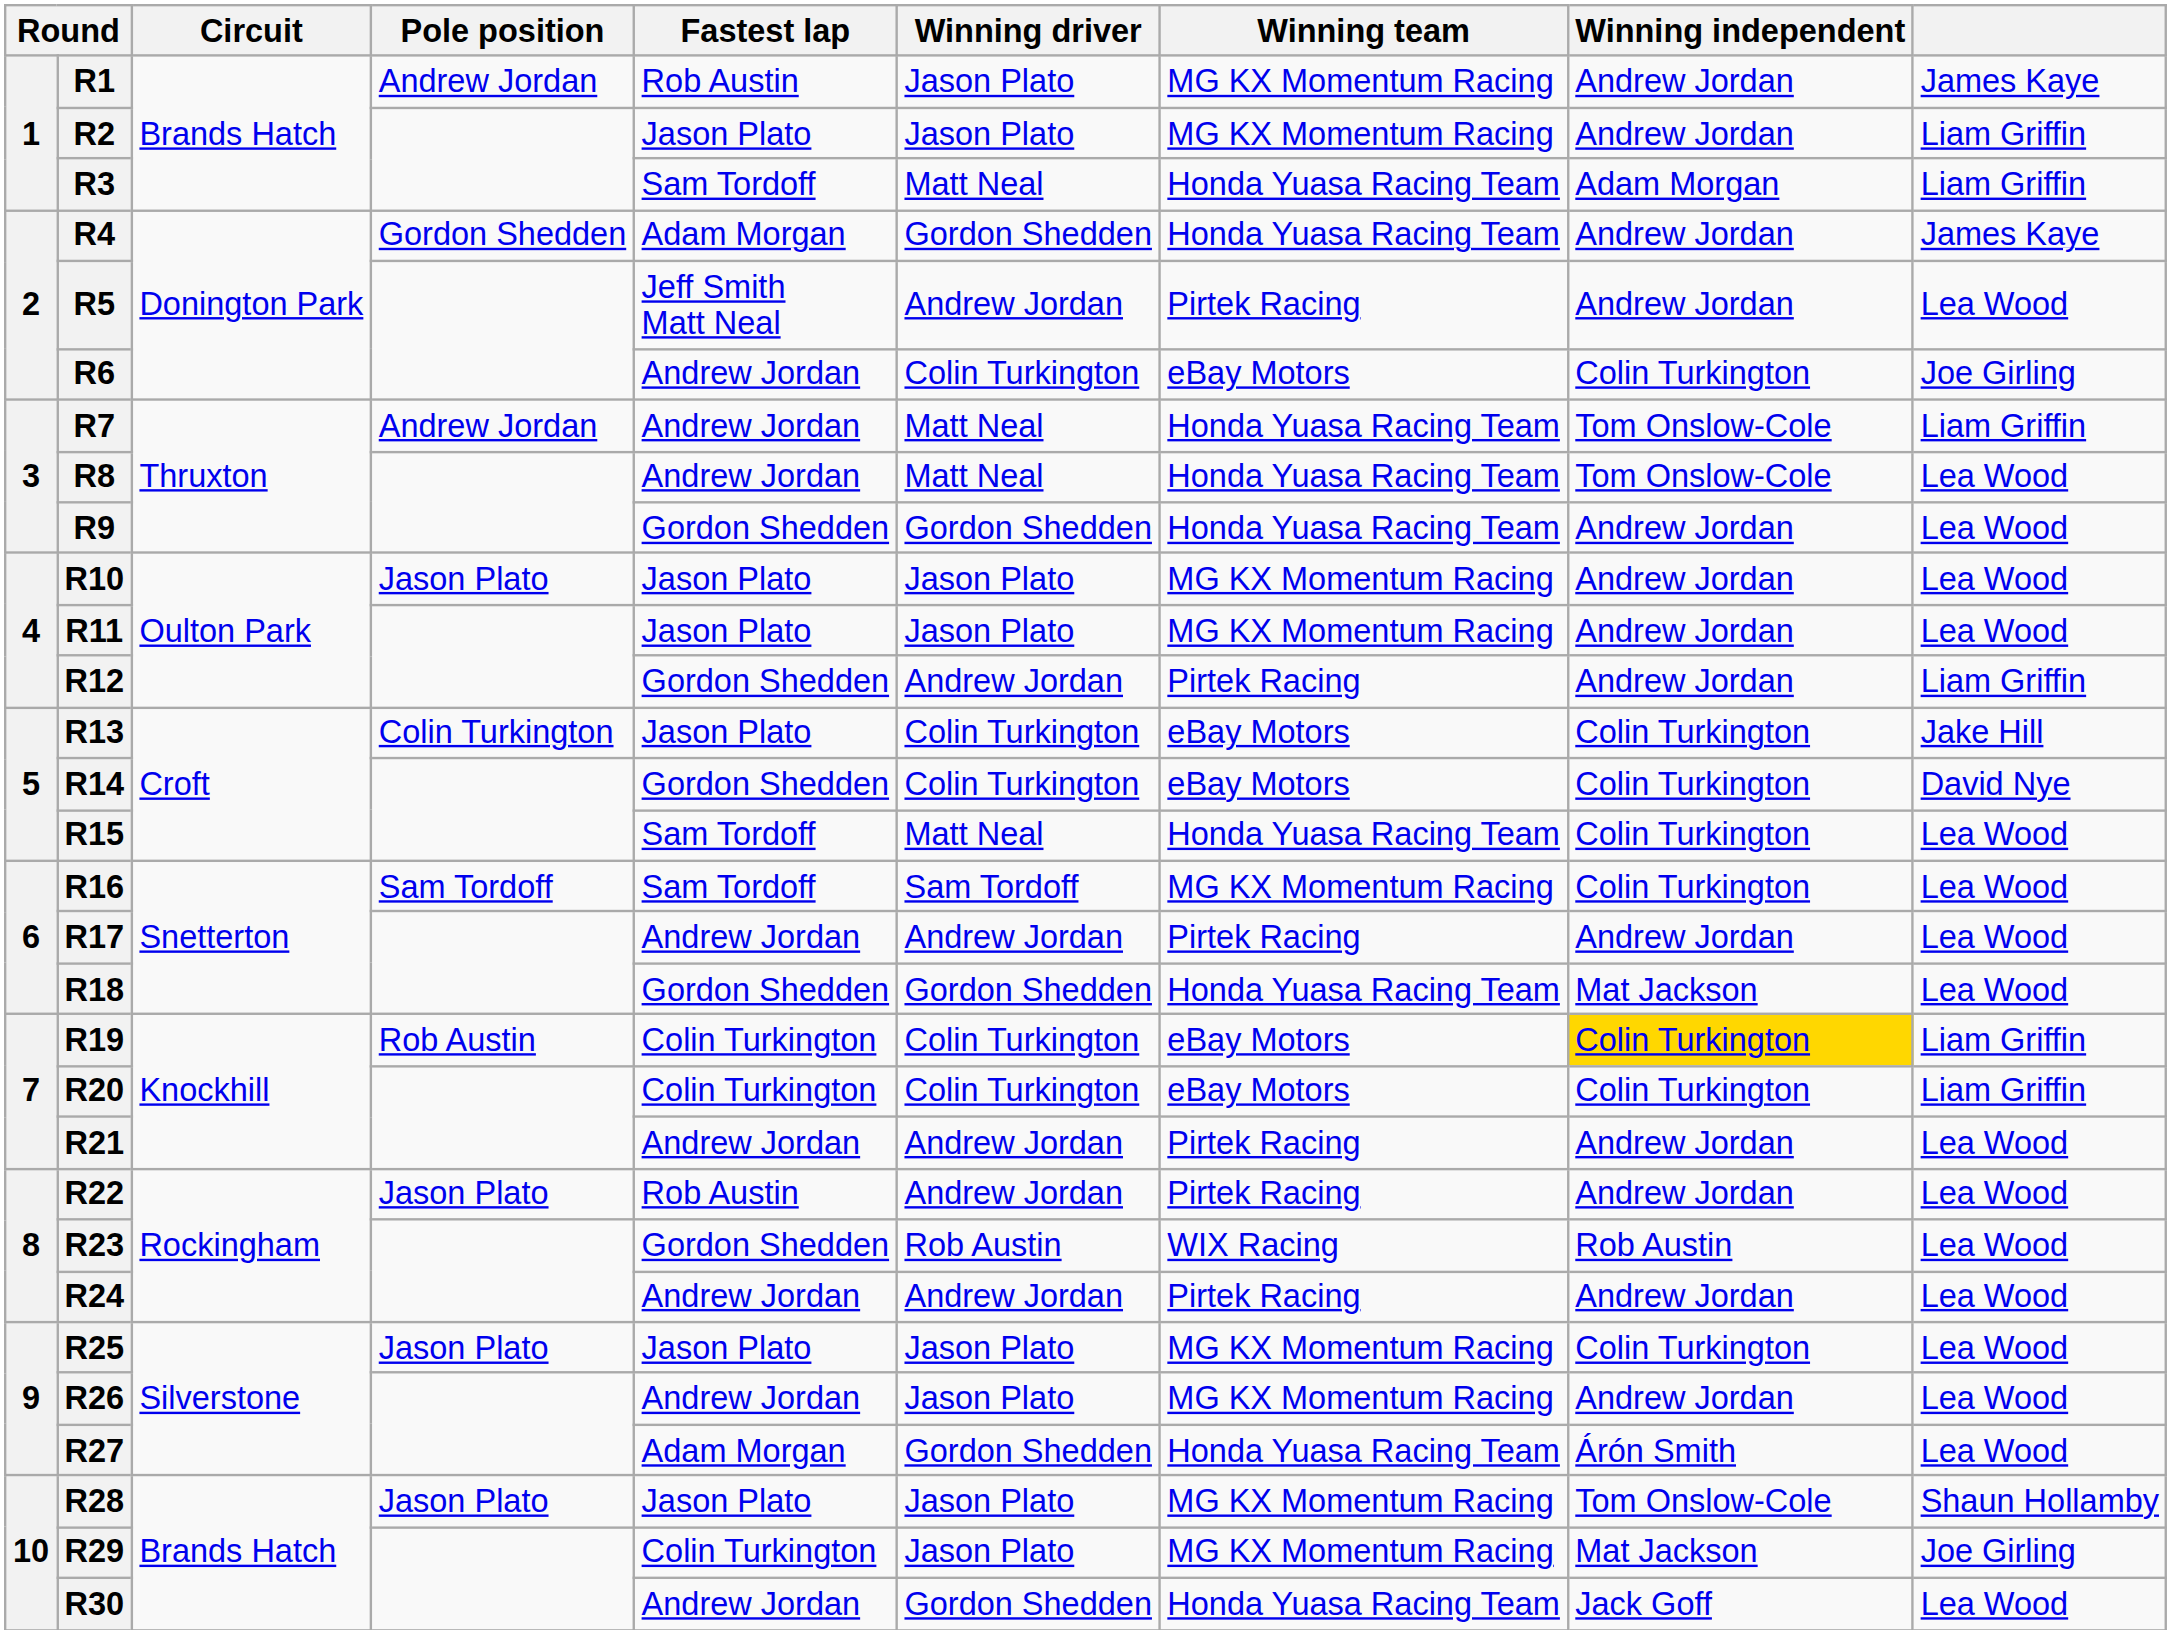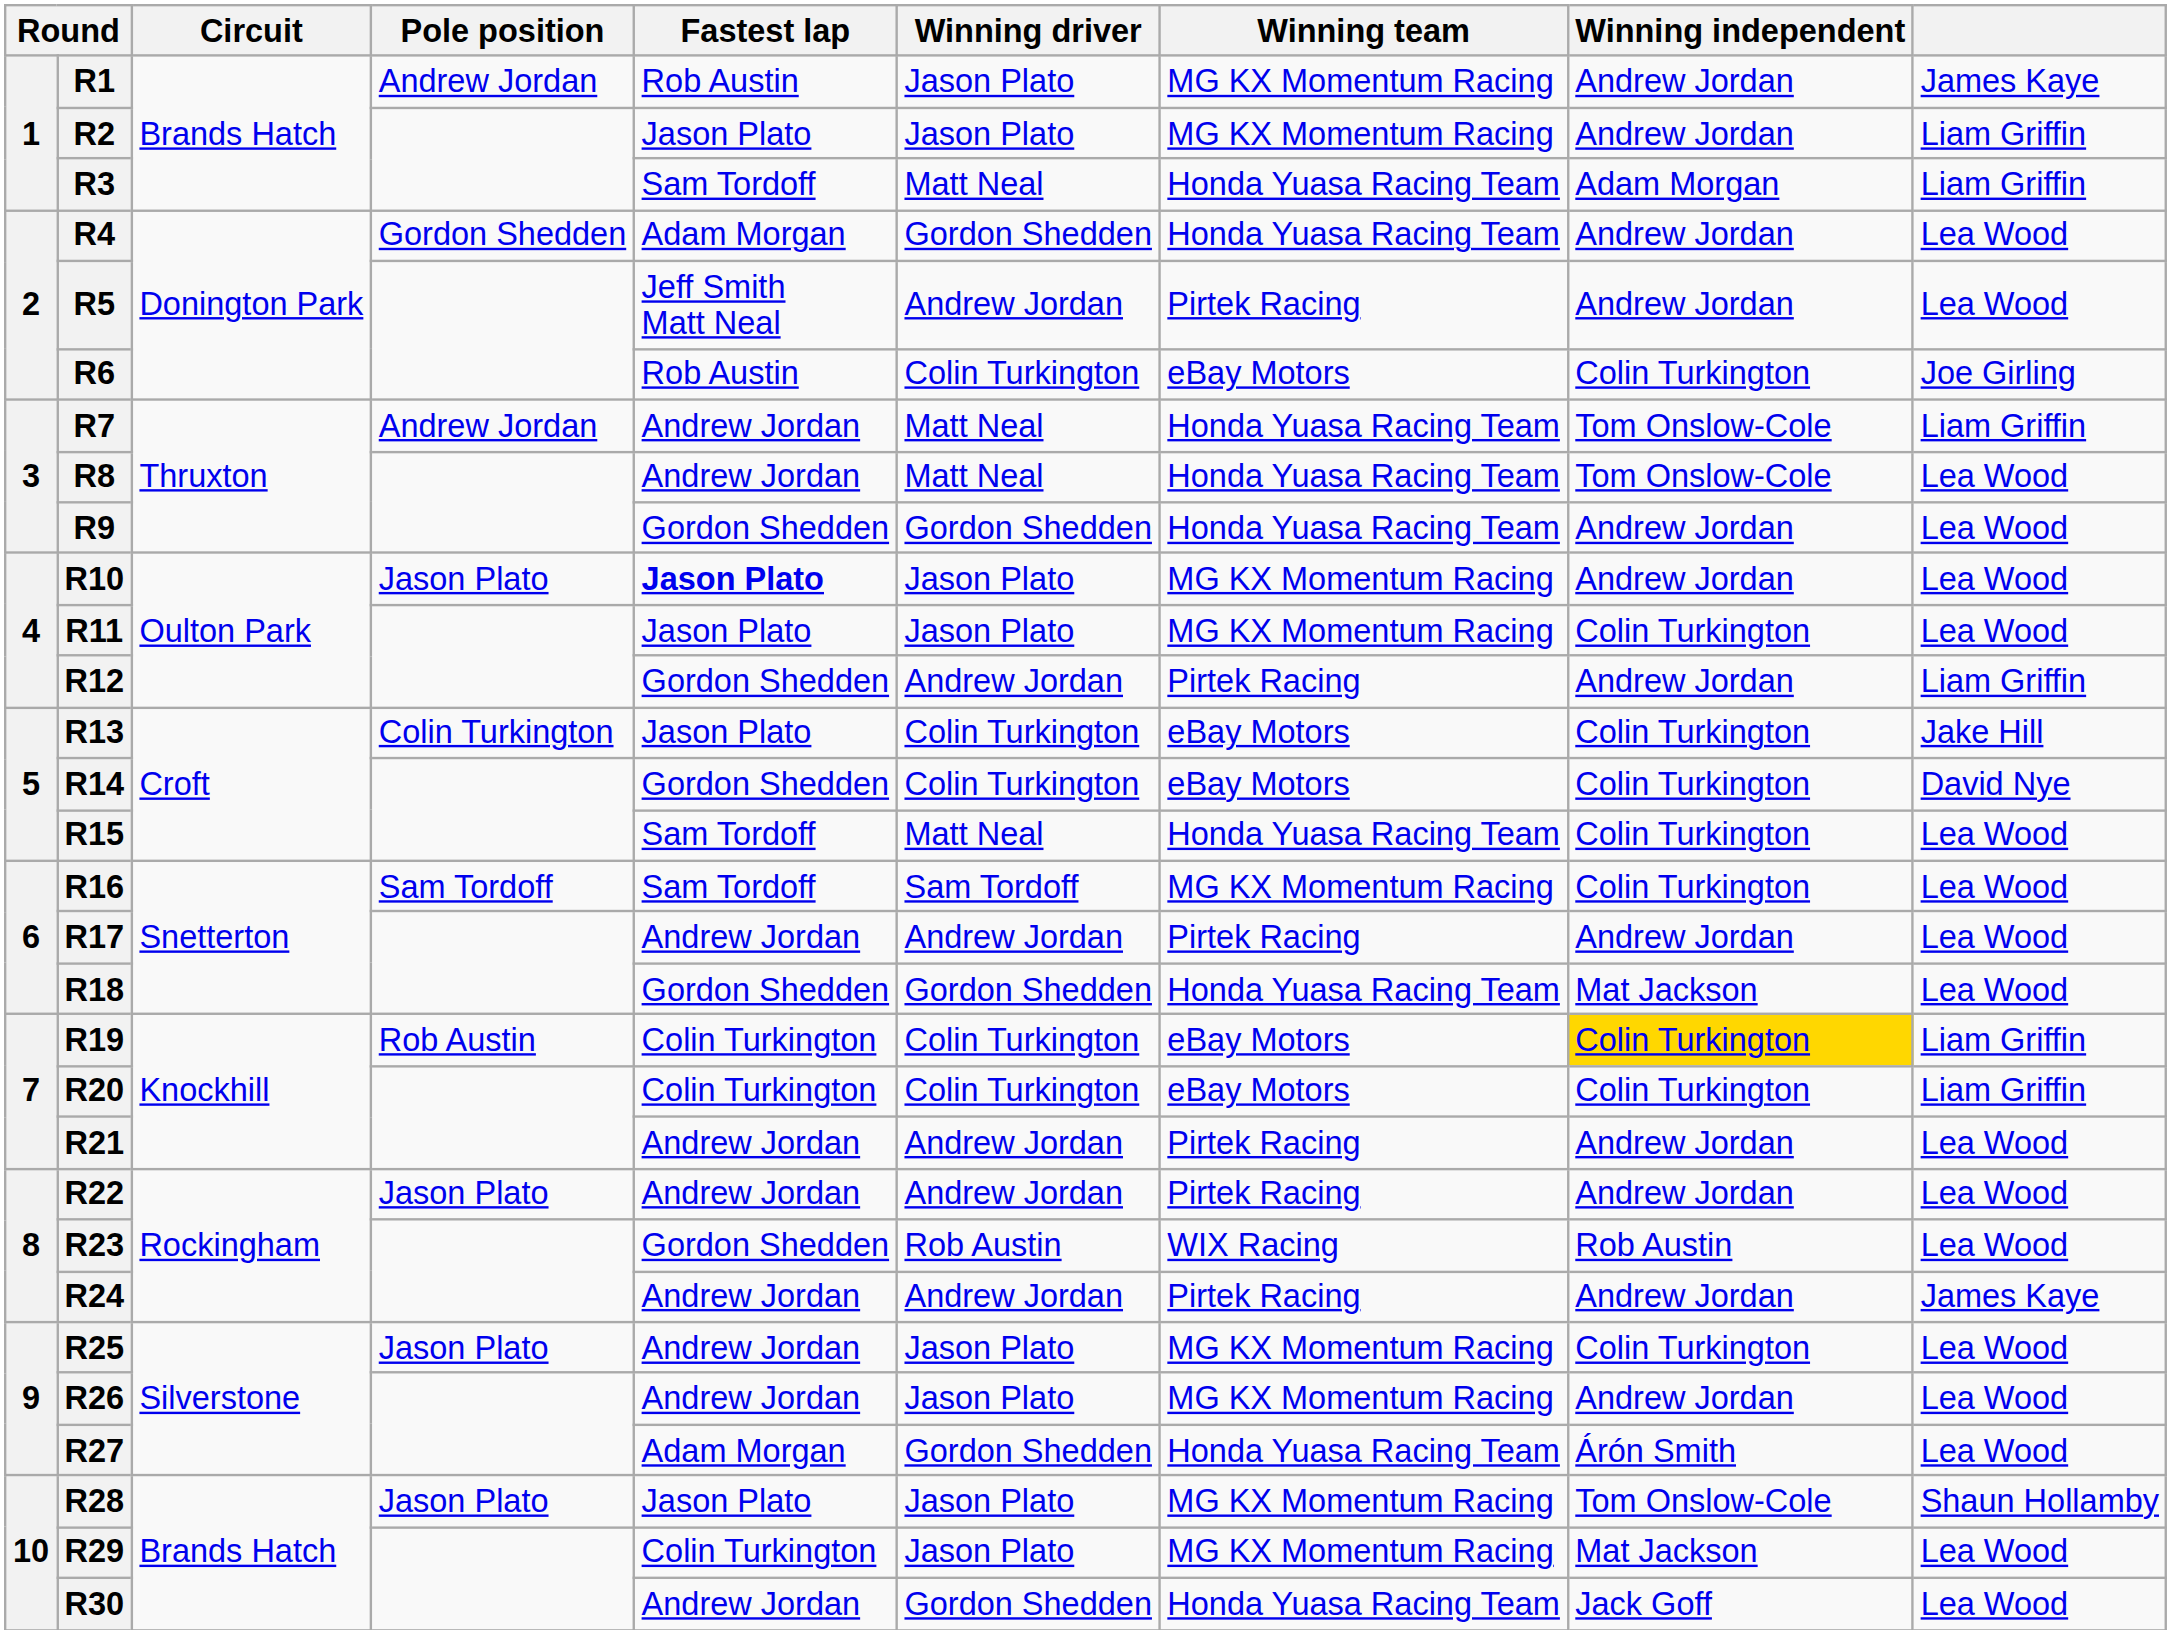(2010, 235) James Kaye -> (1994, 235) Lea Wood
(751, 374) Andrew Jordan -> (720, 374) Rob Austin
(727, 579) normal -> (733, 579) bold
(1685, 630) Andrew Jordan -> (1693, 630) Colin Turkington
(720, 1193) Rob Austin -> (751, 1193) Andrew Jordan
(1994, 1296) Lea Wood -> (2010, 1296) James Kaye
(727, 1347) Jason Plato -> (751, 1347) Andrew Jordan
(1998, 1552) Joe Girling -> (1994, 1552) Lea Wood
